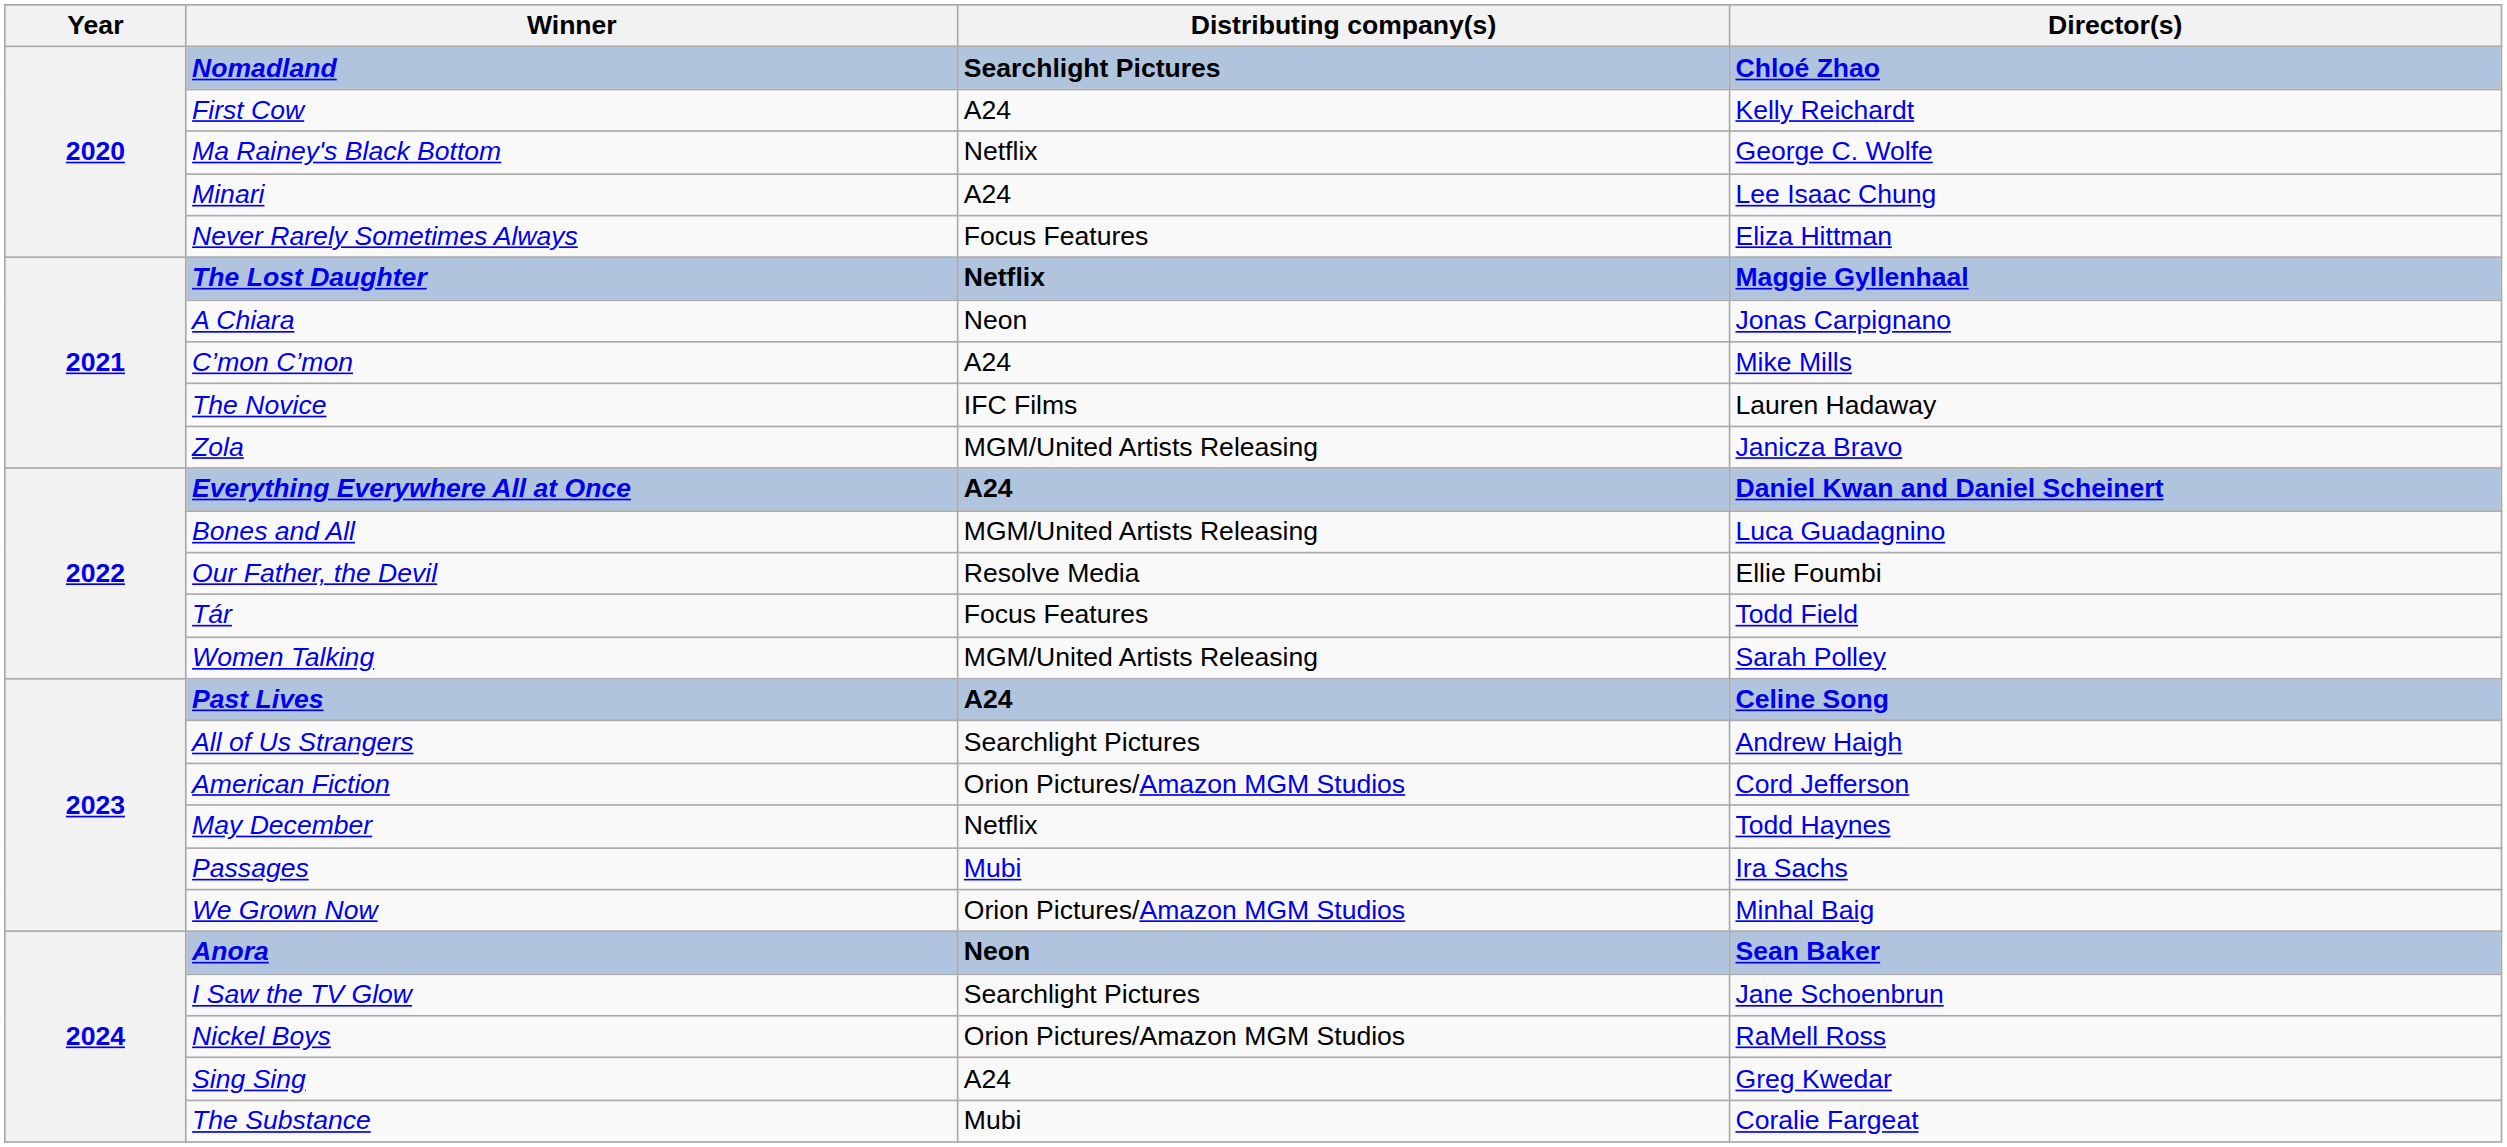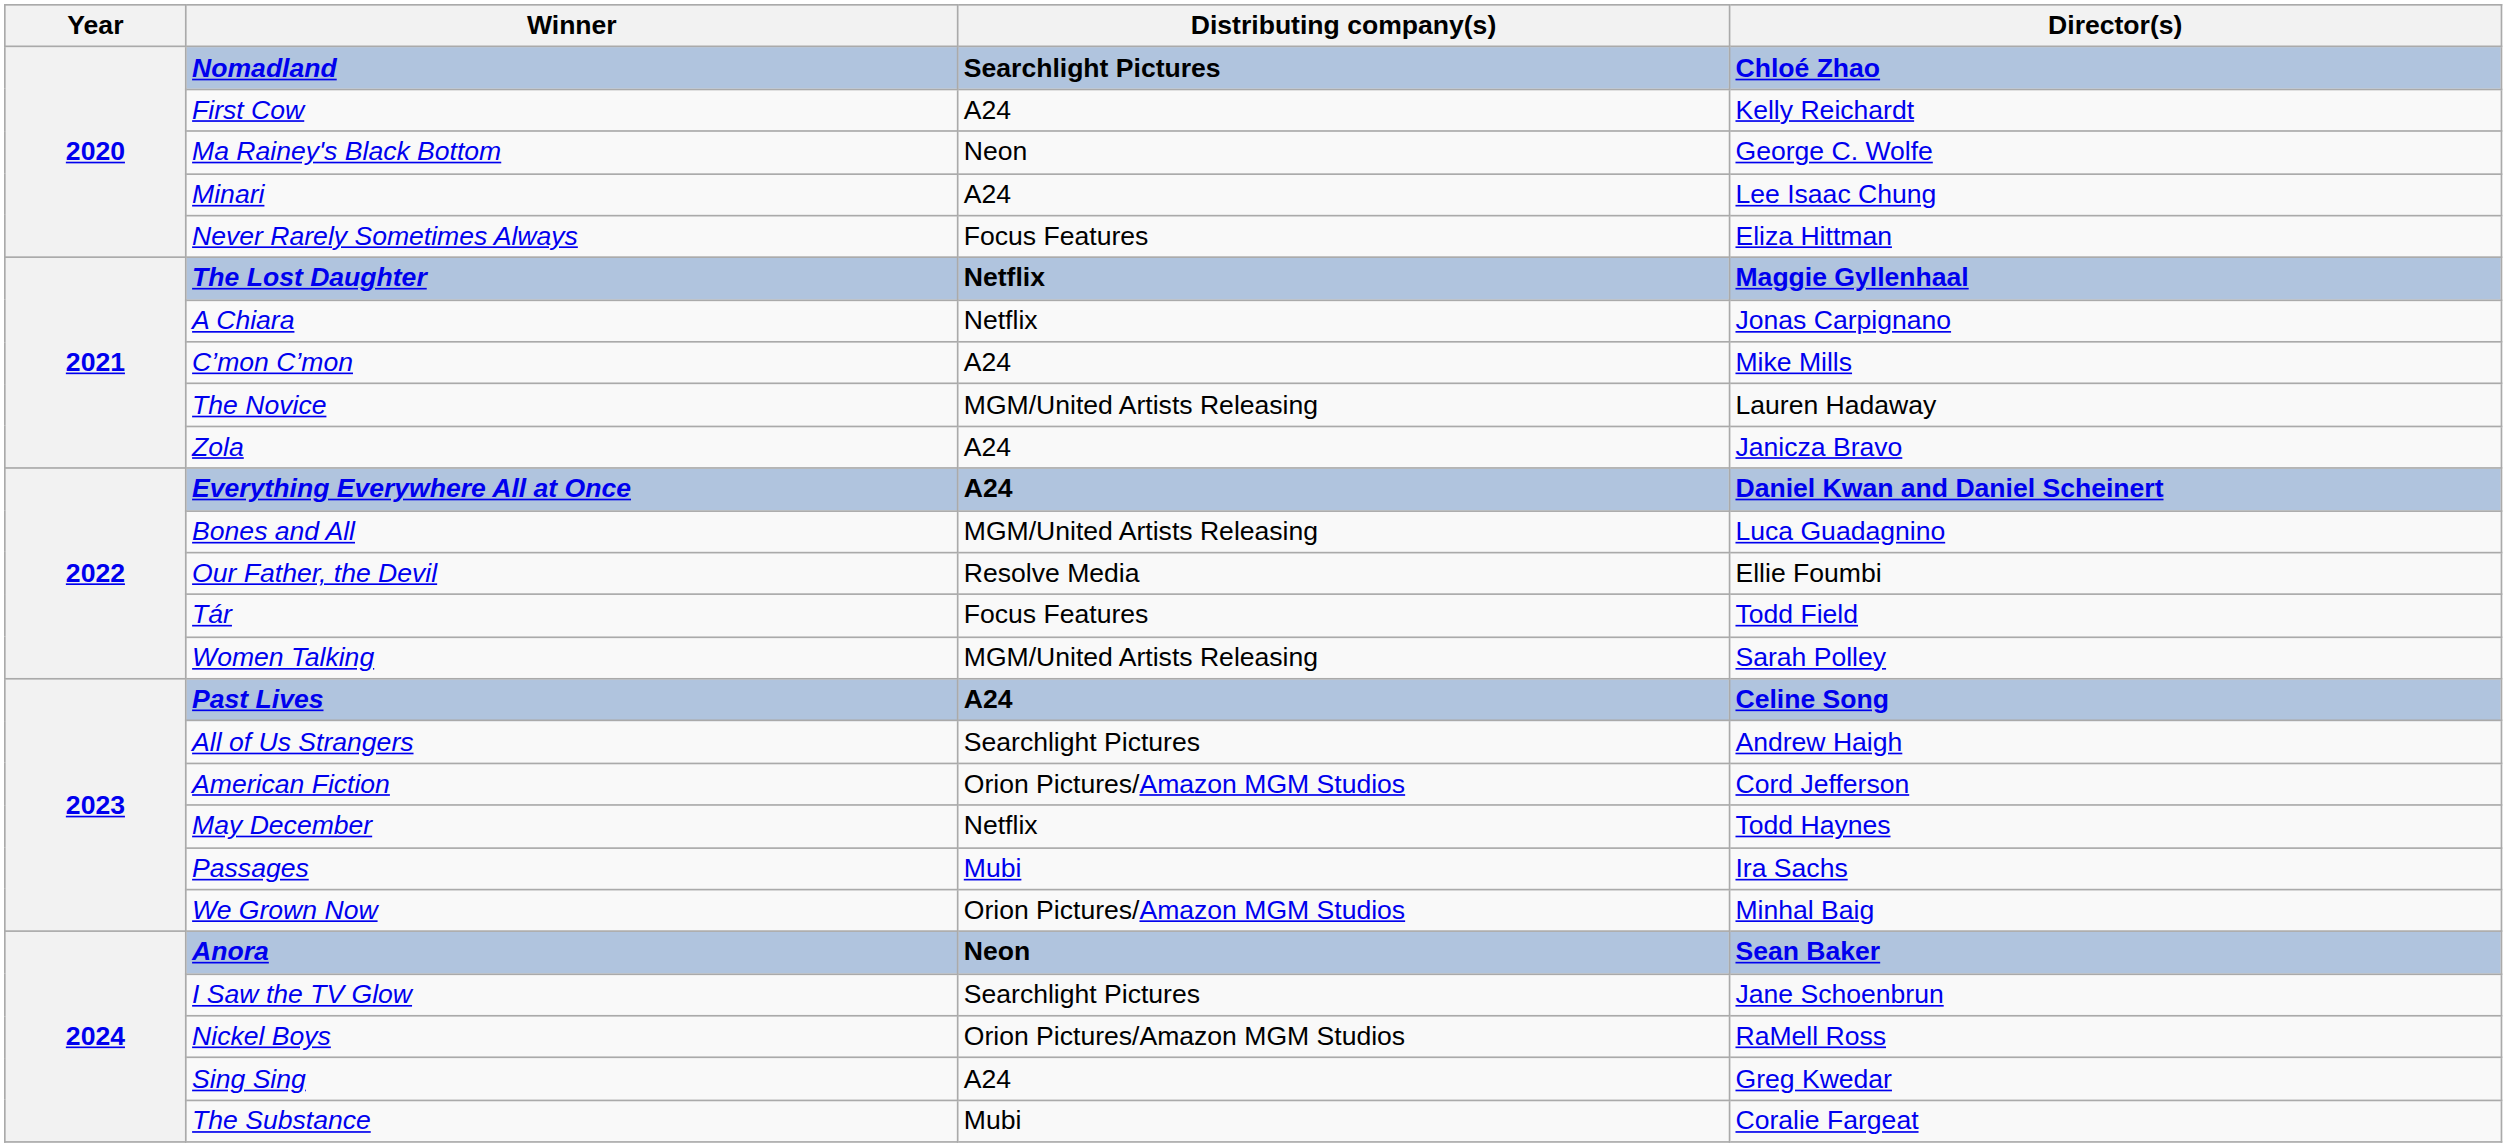(1001, 151) Netflix -> (996, 151) Neon
(996, 320) Neon -> (1001, 320) Netflix
(1021, 404) IFC Films -> (1141, 404) MGM/United Artists Releasing
(1141, 446) MGM/United Artists Releasing -> (987, 446) A24
